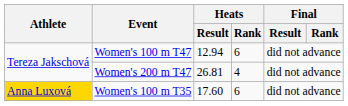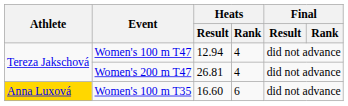(237, 52) 6 -> (237, 52) 4
(210, 91) 17.60 -> (210, 91) 16.60
